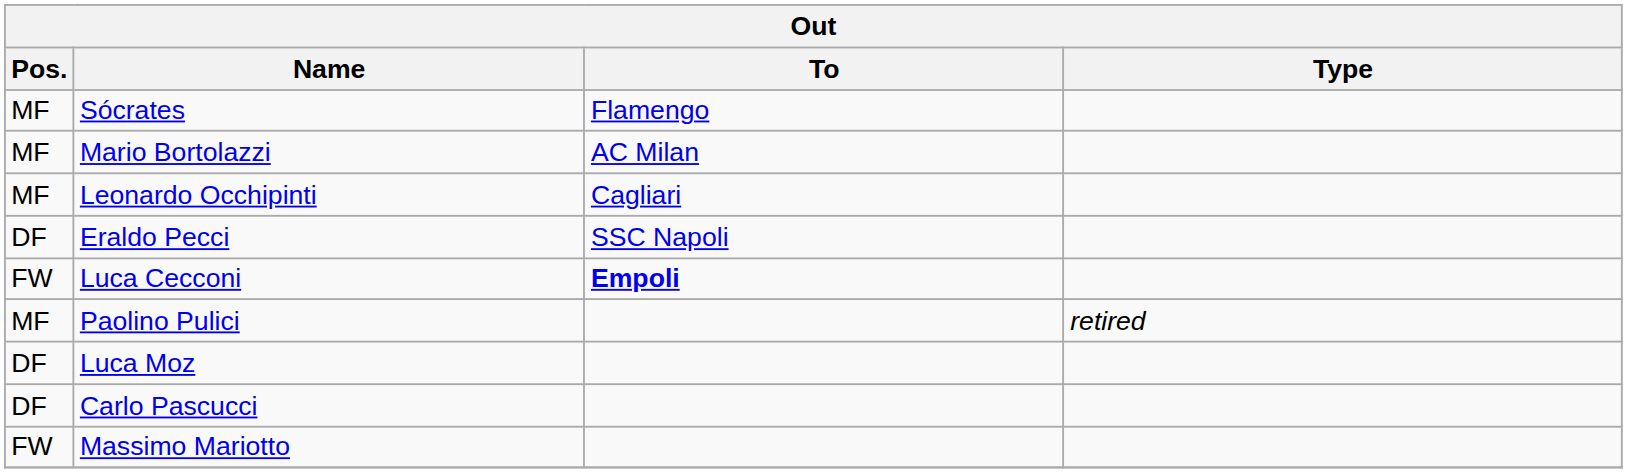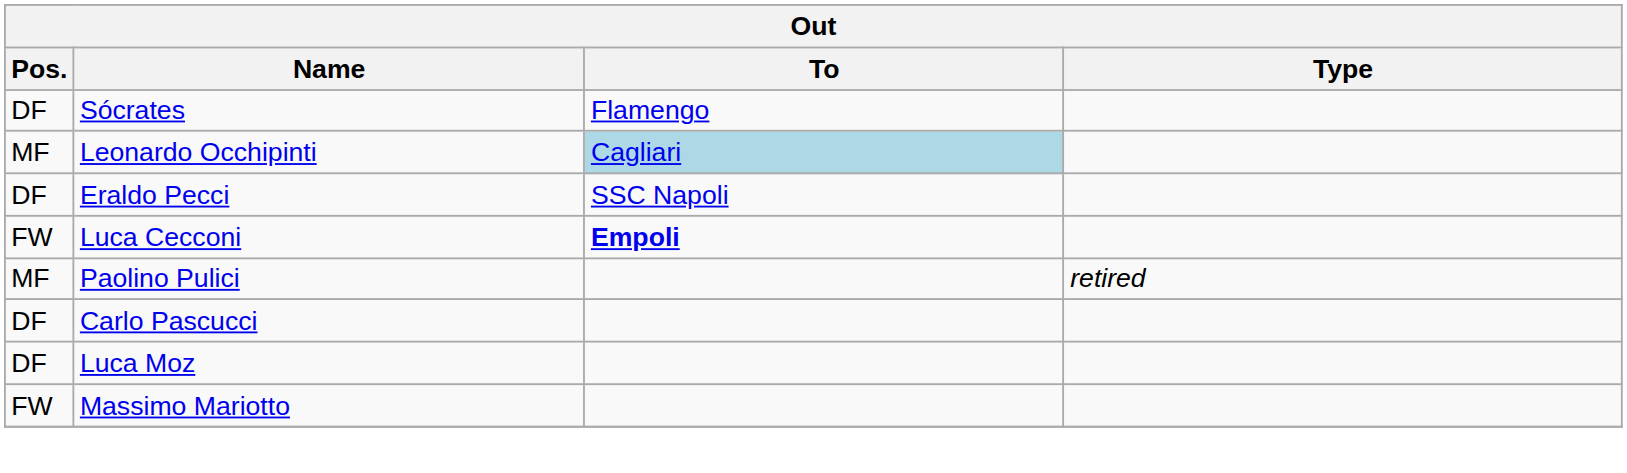(30, 111) MF -> (29, 111) DF
- row: (175, 153)
(636, 195) no background -> (636, 153) lightblue background
rows swapped: (138, 363) <-> (169, 405)
